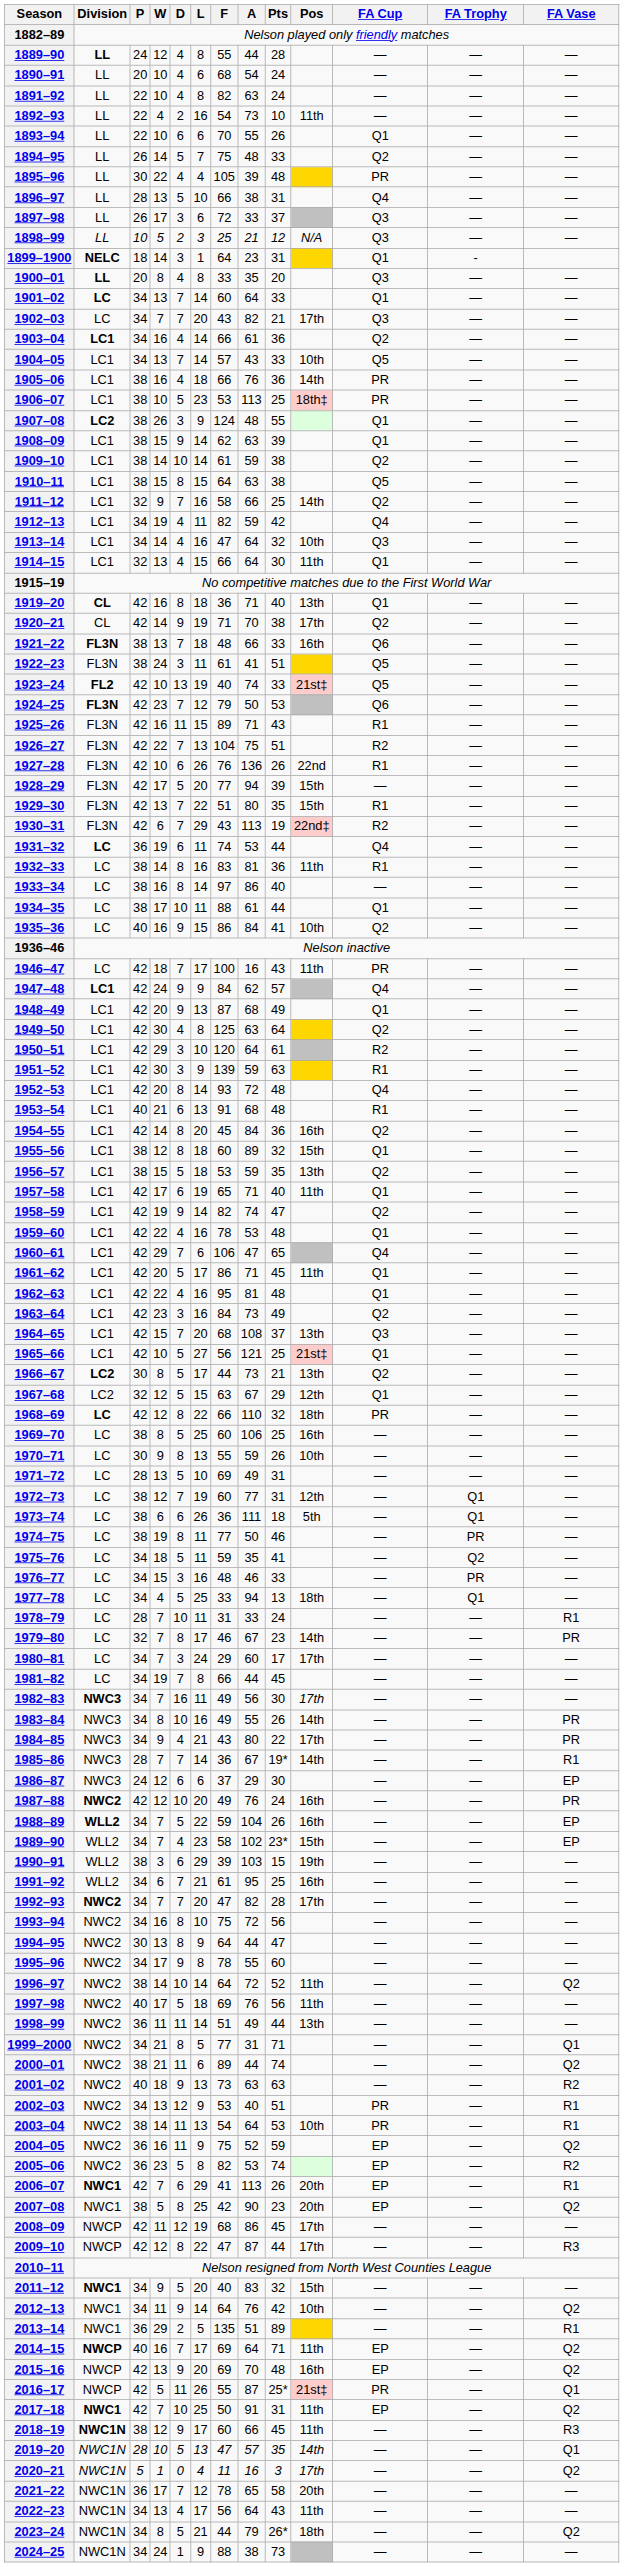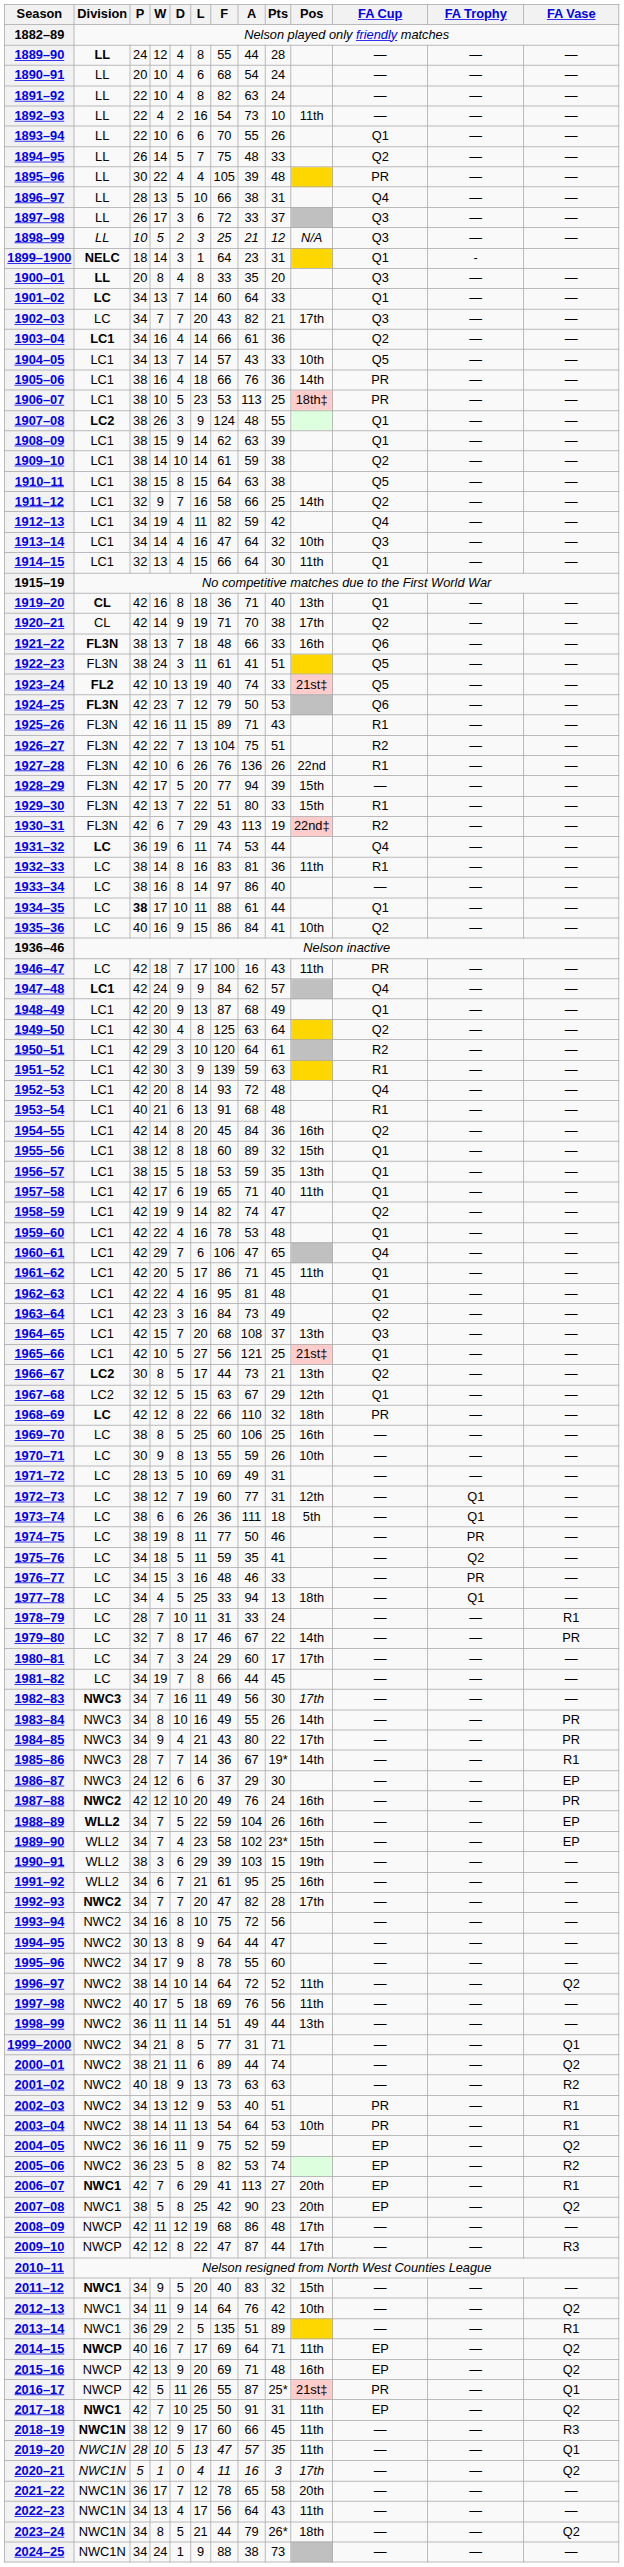(278, 806) 35 -> (278, 806) 33
(140, 907) normal -> (140, 907) bold
(380, 1171) Q2 -> (380, 1171) Q1
(278, 1638) 23 -> (278, 1638) 22
(278, 2186) 26 -> (278, 2186) 27
(278, 2227) 45 -> (278, 2227) 48
(252, 2369) 70 -> (252, 2369) 71
(312, 2450) 14th -> (312, 2450) 11th
